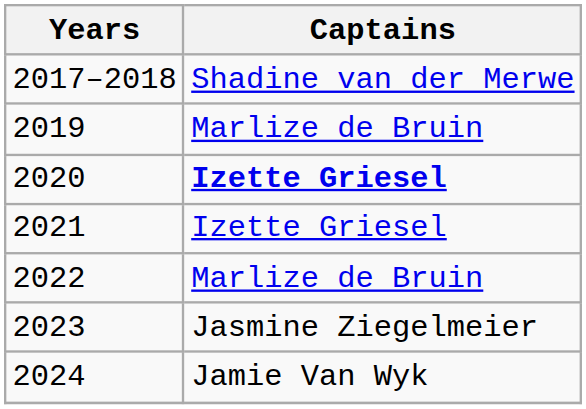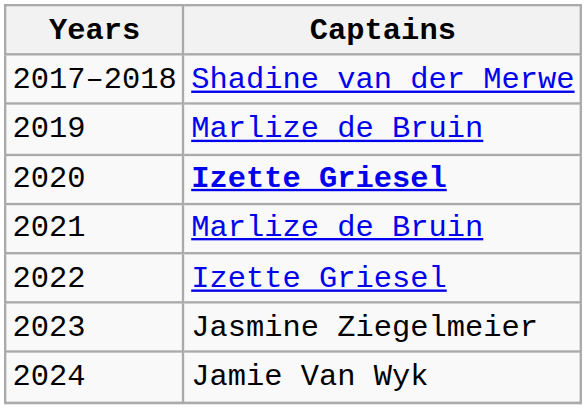(319, 228) Izette Griesel -> (337, 228) Marlize de Bruin
(337, 278) Marlize de Bruin -> (319, 278) Izette Griesel
